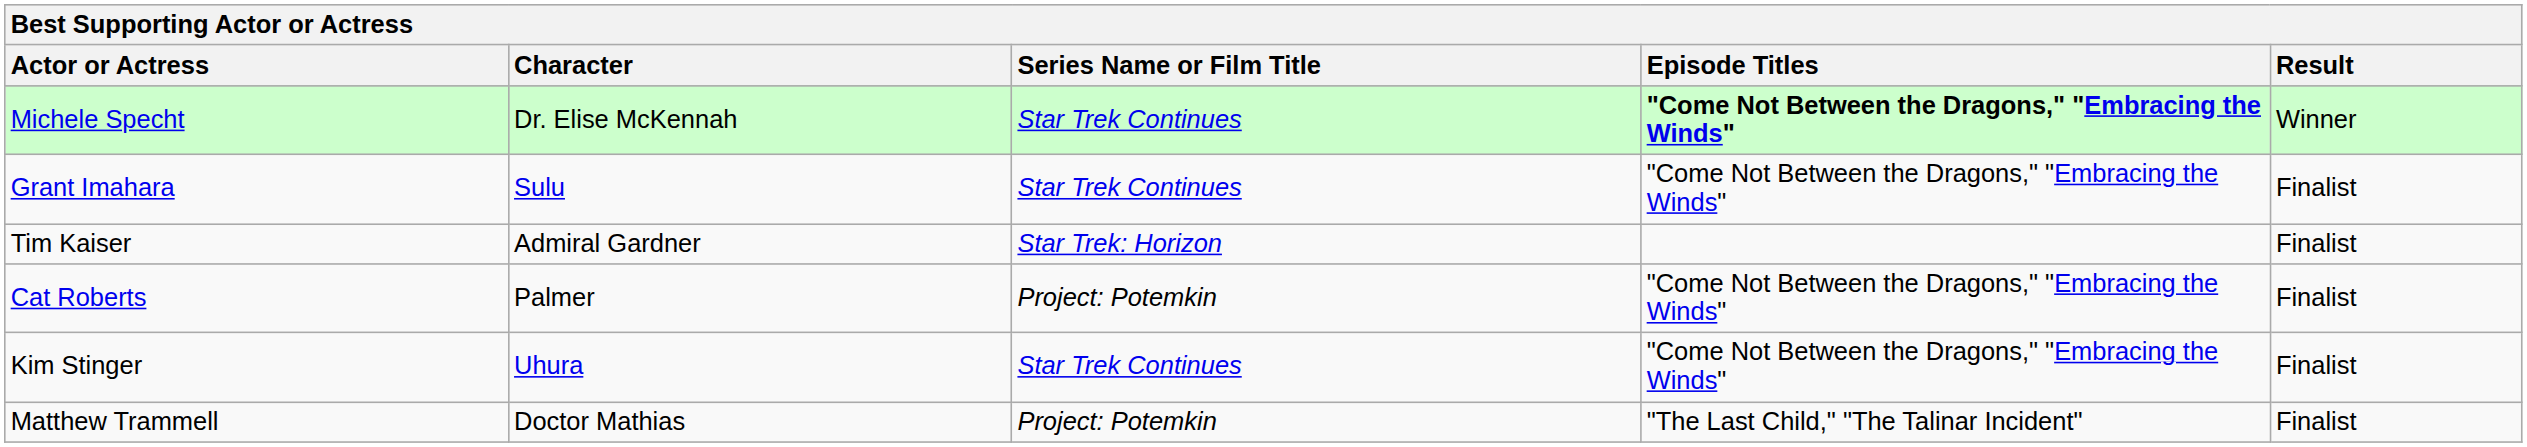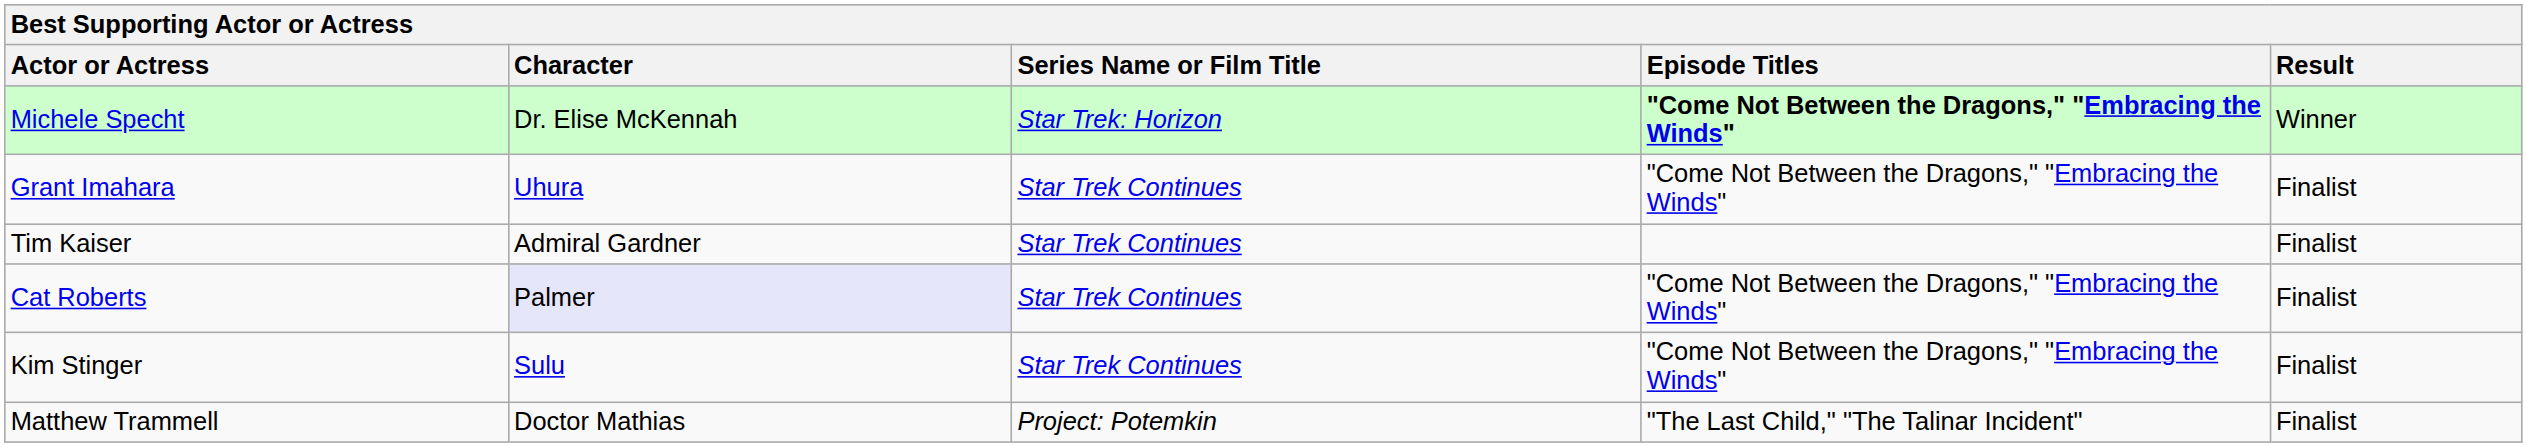(1130, 119) Star Trek Continues -> (1120, 119) Star Trek: Horizon
(540, 188) Sulu -> (549, 188) Uhura
(1120, 243) Star Trek: Horizon -> (1130, 243) Star Trek Continues
(554, 297) no background -> (554, 297) lavender background
(1117, 297) Project: Potemkin -> (1130, 297) Star Trek Continues
(549, 366) Uhura -> (540, 366) Sulu
